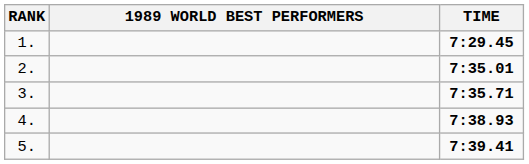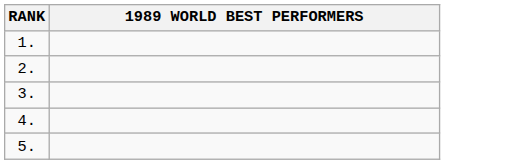- column: (481, 17)
